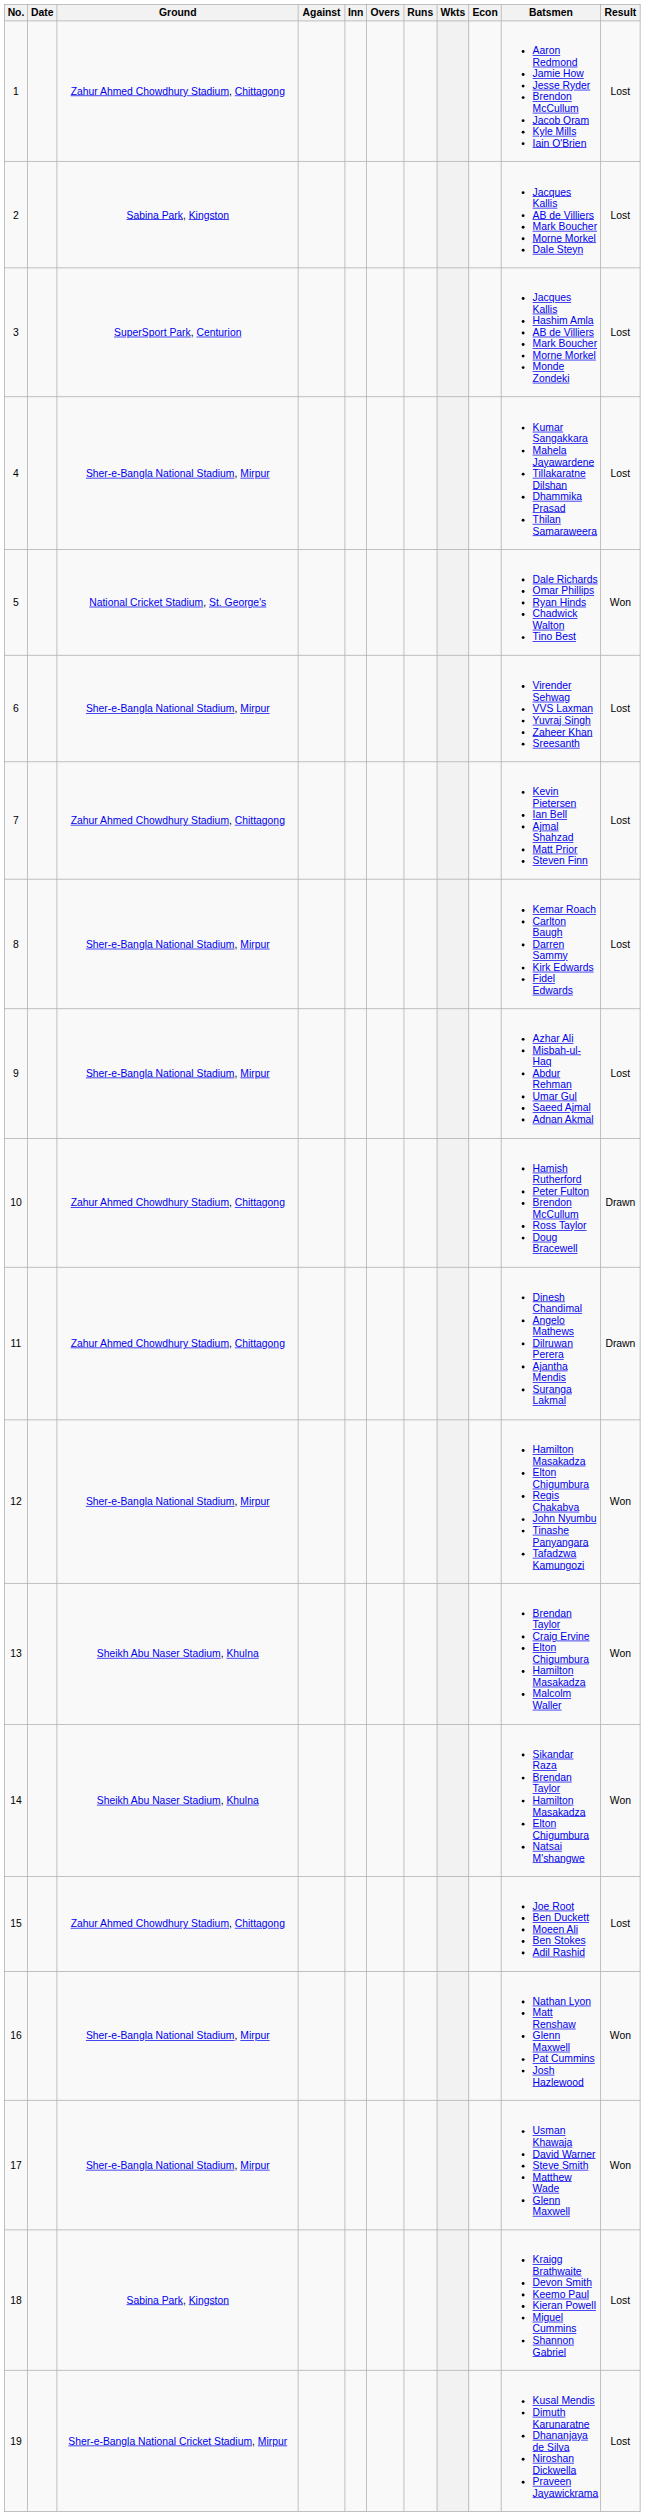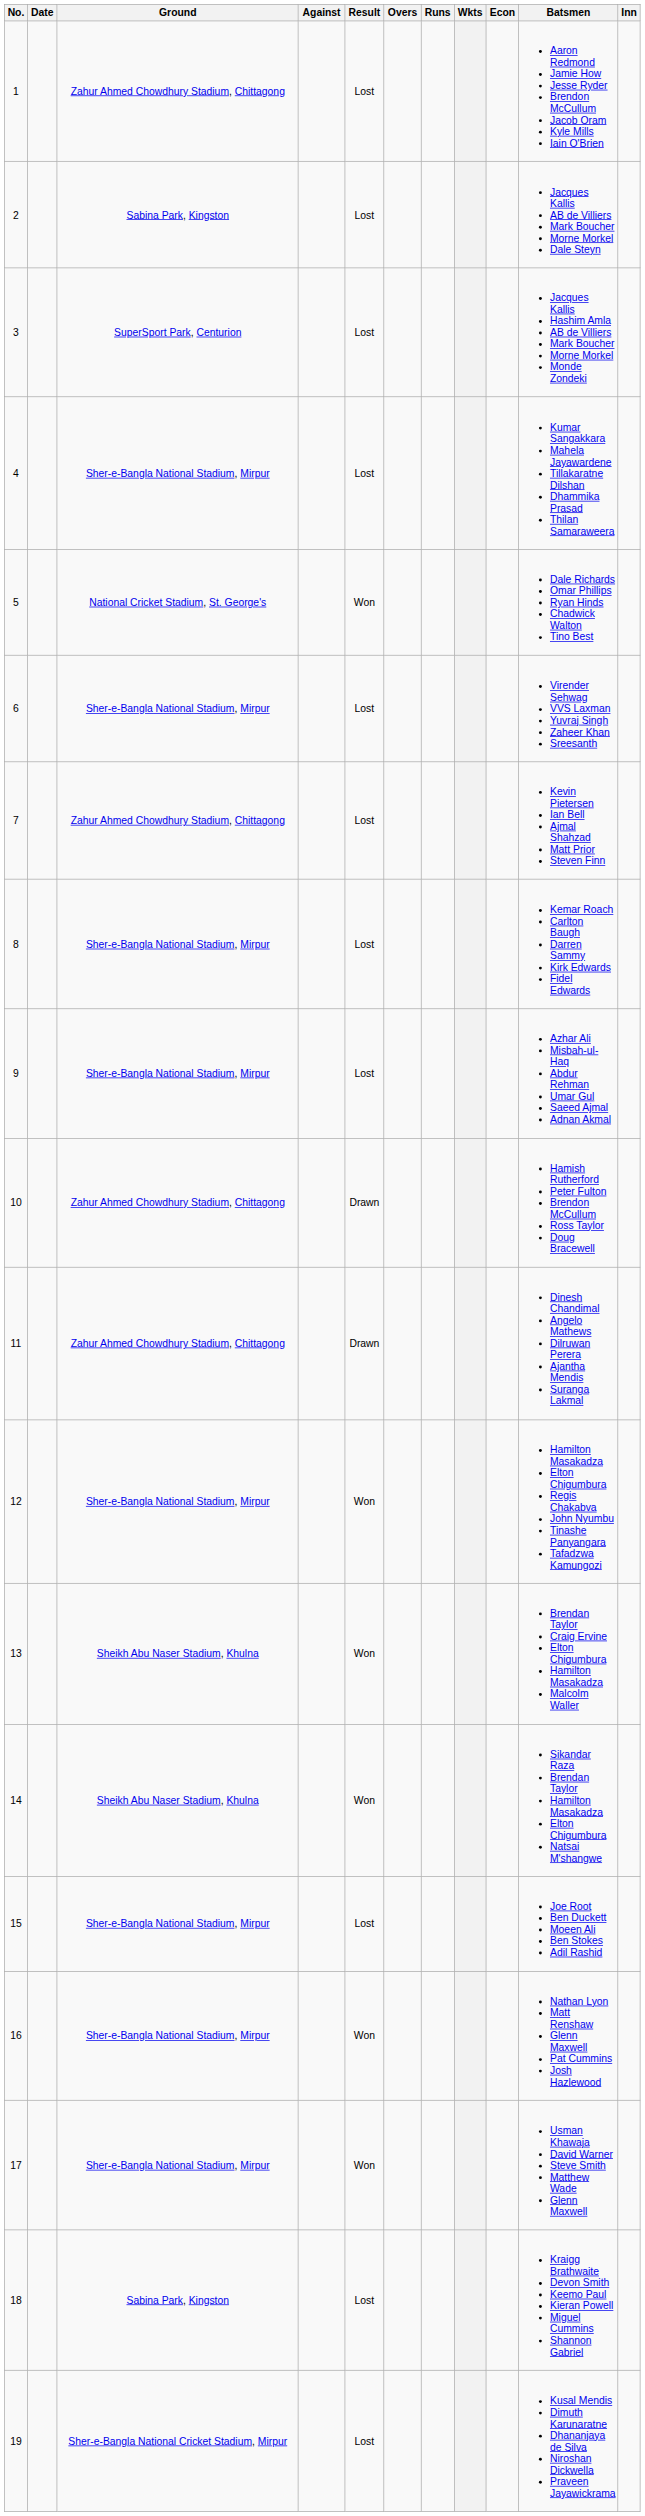columns swapped: (356, 13) <-> (620, 13)
(178, 1924) Zahur Ahmed Chowdhury Stadium, Chittagong -> (178, 1924) Sher-e-Bangla National Stadium, Mirpur
